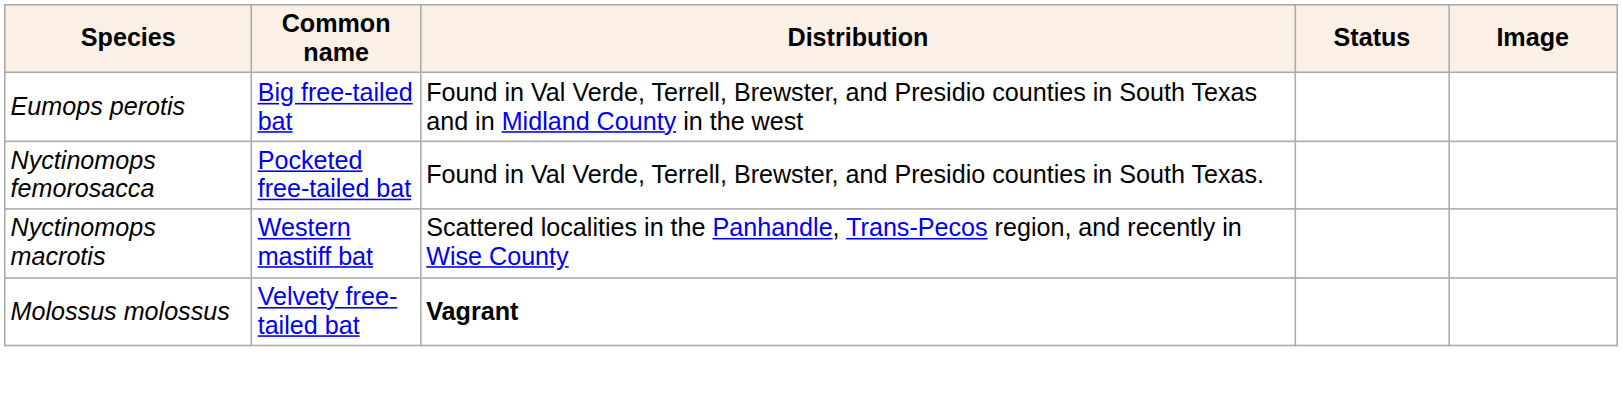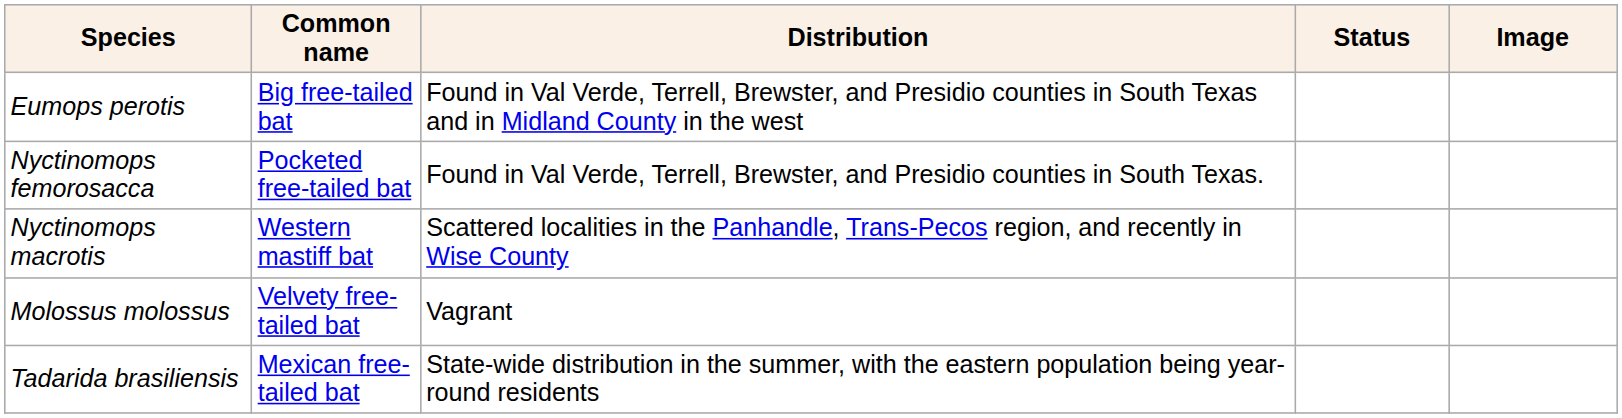(472, 310) bold -> (469, 310) normal
+ row: (125, 379)
